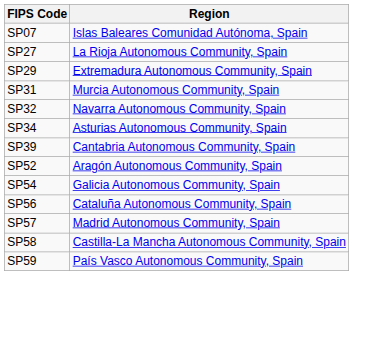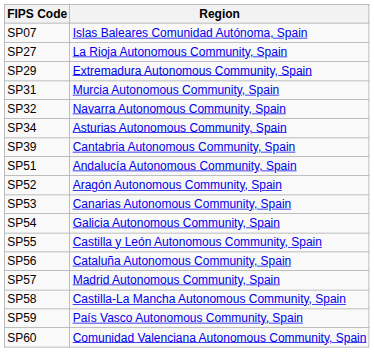+ row: (22, 166)
+ row: (22, 204)
+ row: (22, 242)
+ row: (22, 337)
